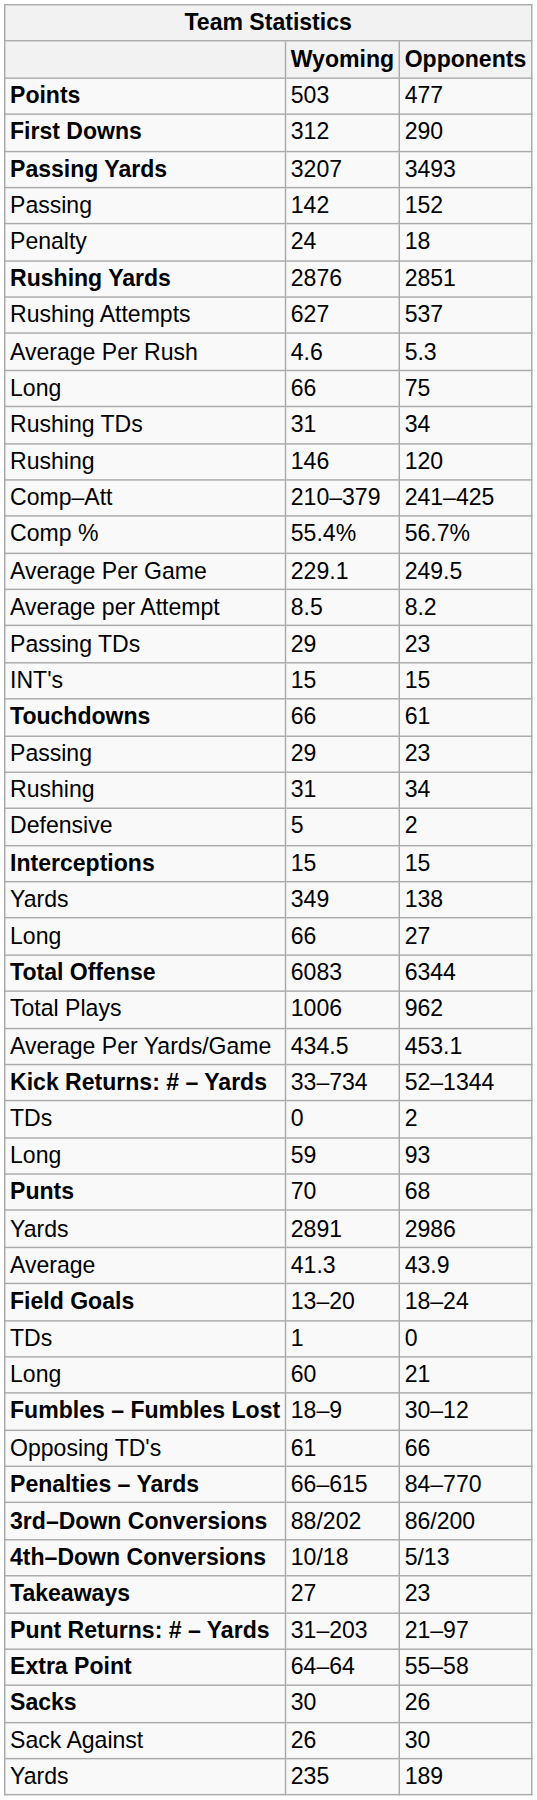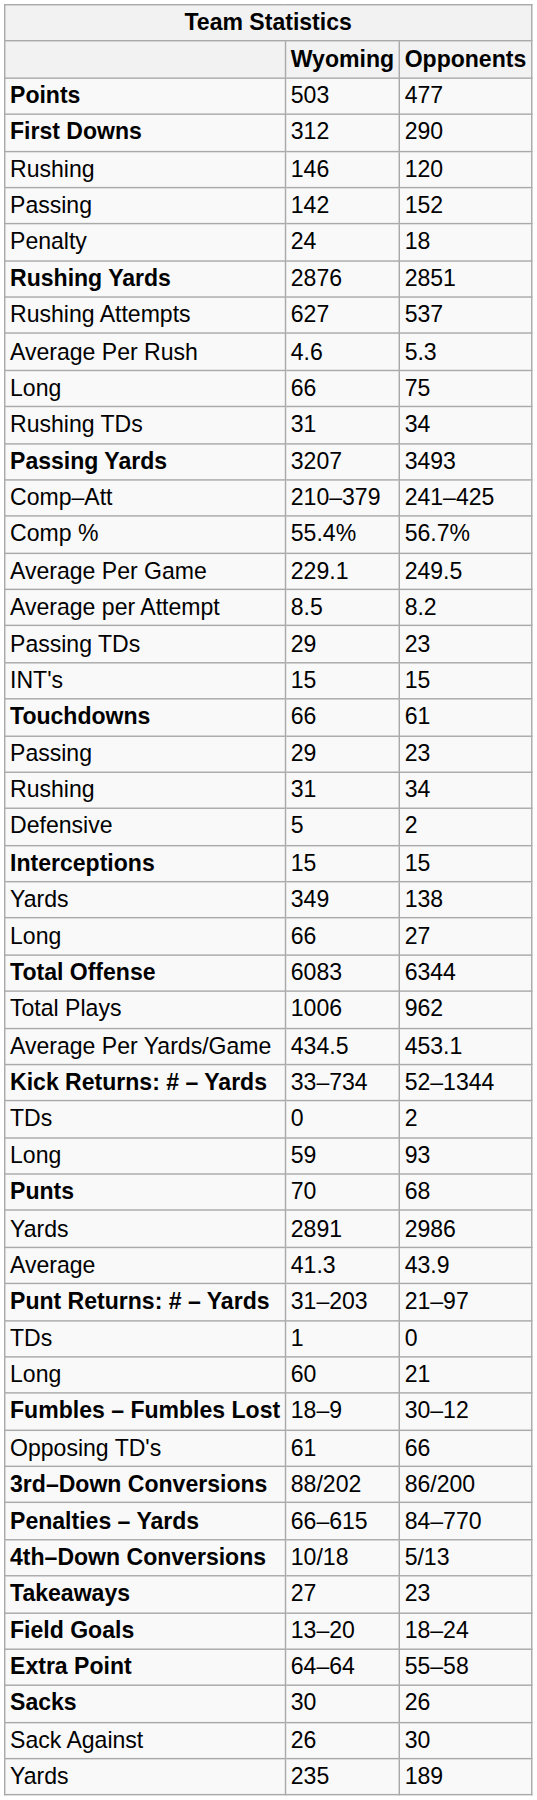rows swapped: (52, 461) <-> (89, 168)
rows swapped: (140, 1630) <-> (72, 1301)
rows swapped: (105, 1484) <-> (139, 1520)
